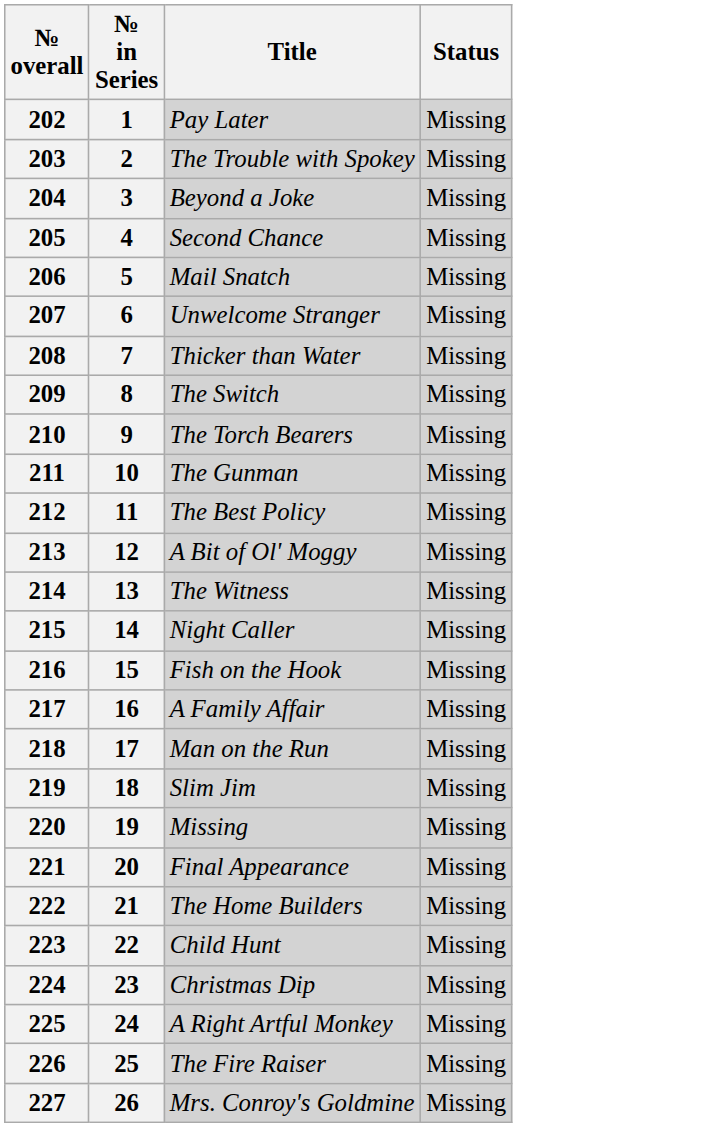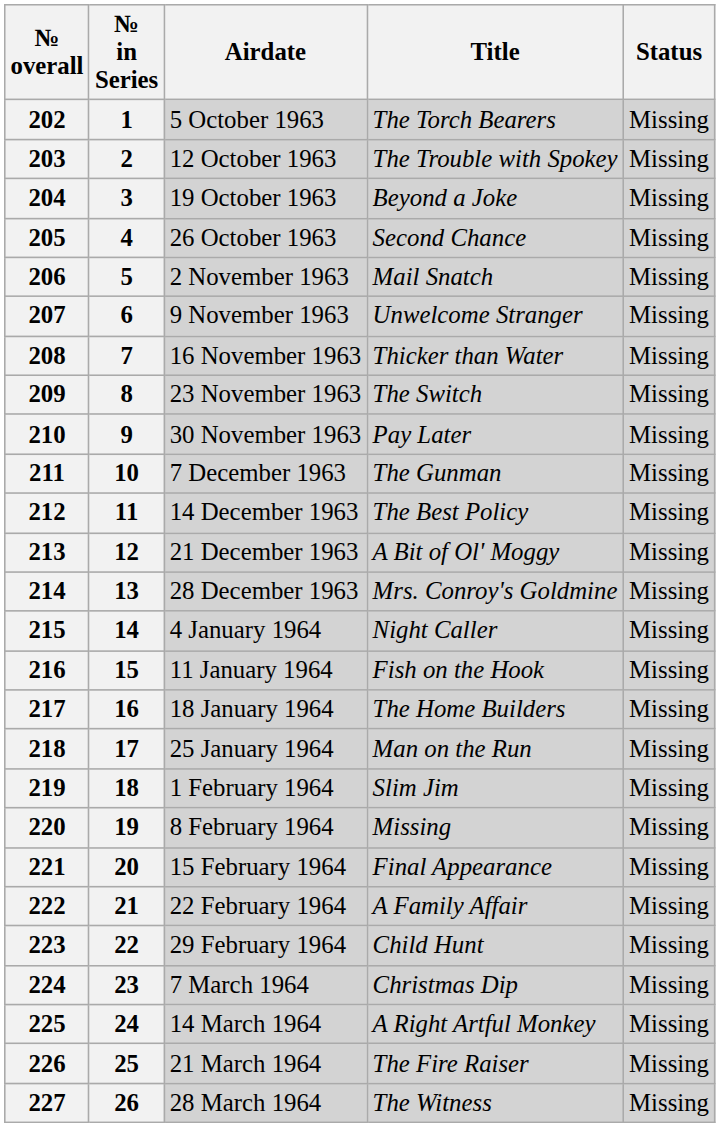+ column: (265, 52)
(219, 119) Pay Later -> (464, 119) The Torch Bearers
(261, 433) The Torch Bearers -> (422, 433) Pay Later
(229, 591) The Witness -> (495, 591) Mrs. Conroy's Goldmine
(247, 709) A Family Affair -> (469, 709) The Home Builders
(266, 905) The Home Builders -> (450, 905) A Family Affair
(292, 1102) Mrs. Conroy's Goldmine -> (432, 1102) The Witness
